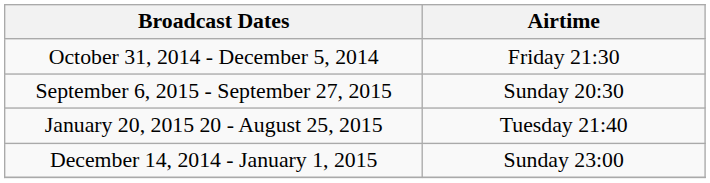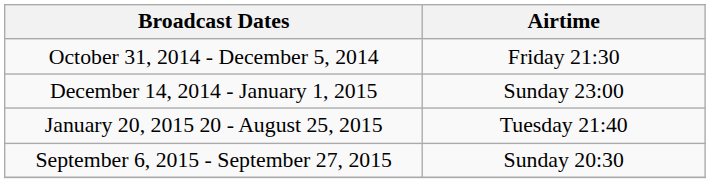rows swapped: (214, 159) <-> (214, 90)
